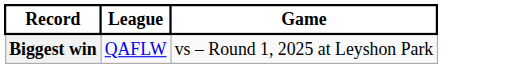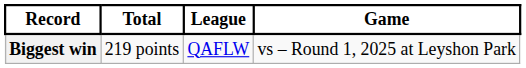+ column: (142, 19)
